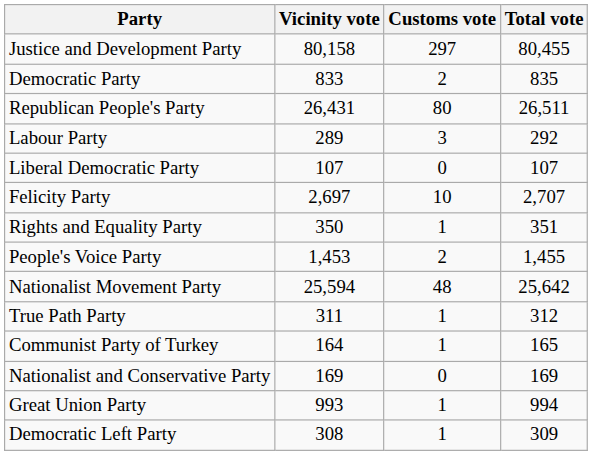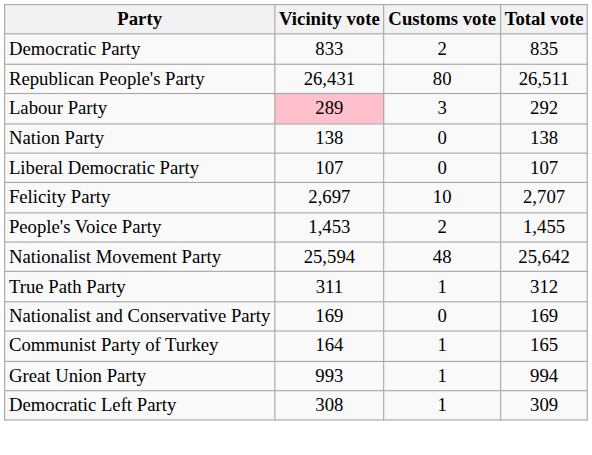- row: (125, 49)
(329, 138) no background -> (329, 108) pink background
+ row: (56, 138)
- row: (105, 227)
rows swapped: (114, 345) <-> (140, 375)
